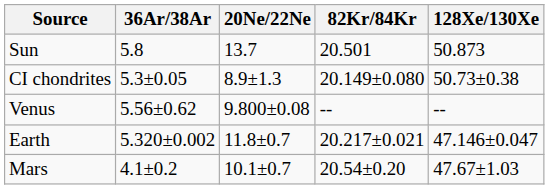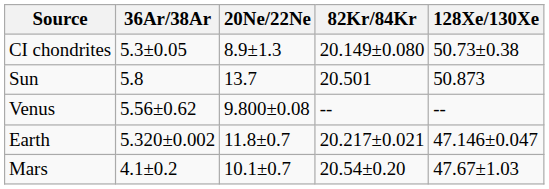rows swapped: (24, 49) <-> (60, 79)
